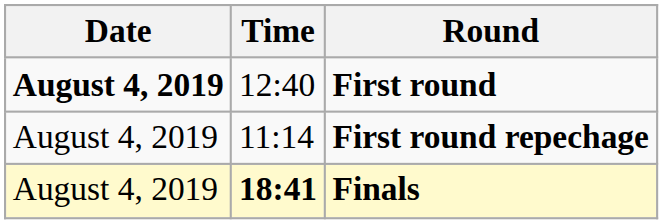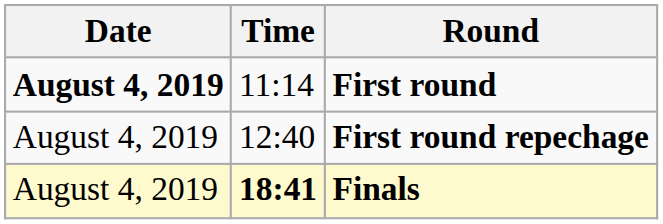(277, 84) 12:40 -> (277, 84) 11:14
(277, 137) 11:14 -> (277, 137) 12:40
